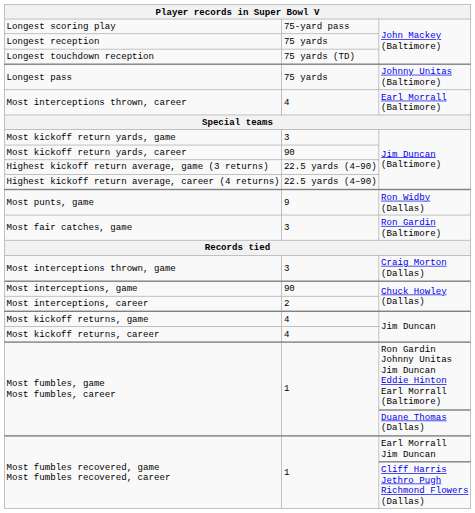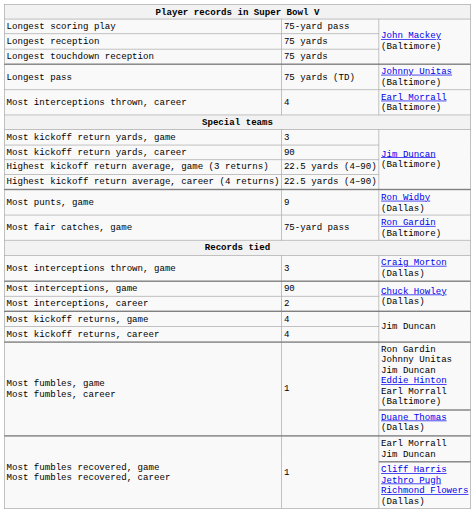(319, 56) 75 yards (TD) -> (306, 56) 75 yards
(306, 77) 75 yards -> (319, 77) 75 yards (TD)
(287, 228) 3 -> (317, 228) 75-yard pass
